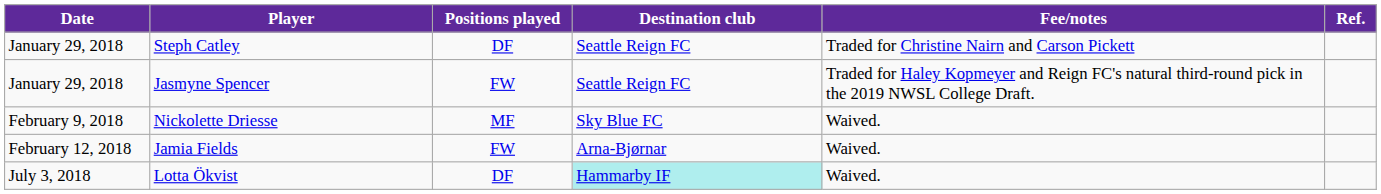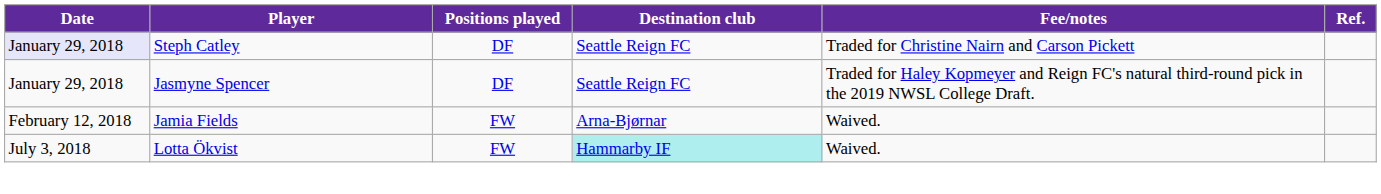(66, 46) no background -> (66, 46) lavender background
(502, 83) FW -> (502, 83) DF
- row: (216, 120)
(502, 176) DF -> (502, 148) FW
